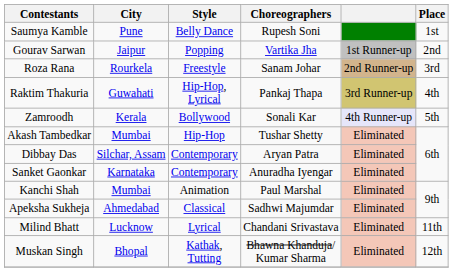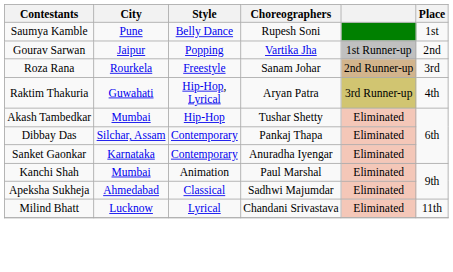(291, 92) Pankaj Thapa -> (291, 92) Aryan Patra
- row: (49, 117)
(291, 153) Aryan Patra -> (291, 135) Pankaj Thapa
- row: (49, 251)
